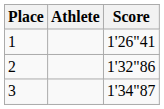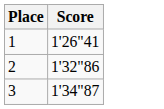- column: (75, 16)
